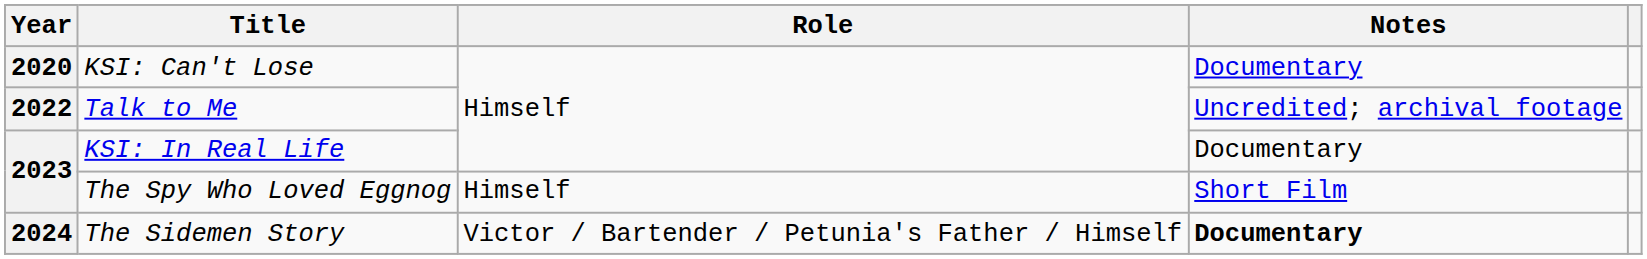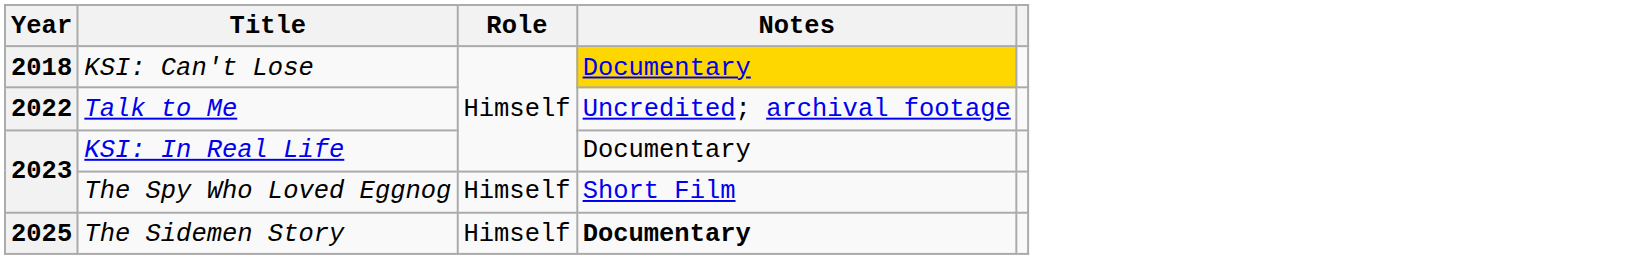(42, 67) 2020 -> (42, 67) 2018
(1278, 67) no background -> (667, 67) gold background
(42, 233) 2024 -> (42, 233) 2025
(823, 233) Victor / Bartender / Petunia's Father / Himself -> (517, 233) Himself
